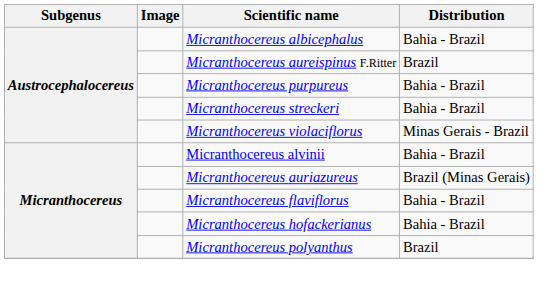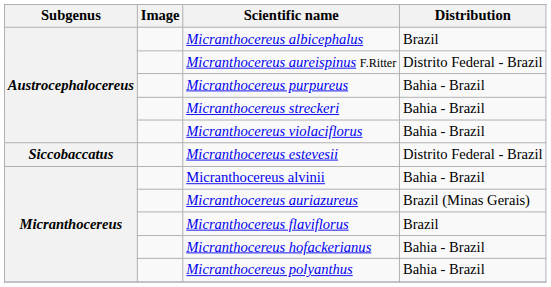(444, 39) Bahia - Brazil -> (421, 39) Brazil
(421, 62) Brazil -> (473, 62) Distrito Federal - Brazil
(466, 131) Minas Gerais - Brazil -> (444, 131) Bahia - Brazil
+ row: (262, 154)
(444, 200) Bahia - Brazil -> (421, 223) Brazil
(421, 246) Brazil -> (444, 270) Bahia - Brazil
